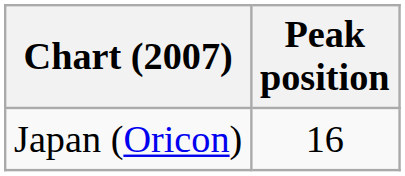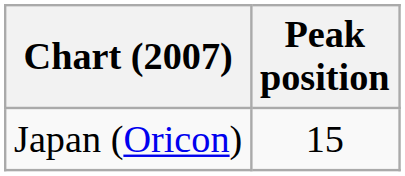(325, 138) 16 -> (325, 138) 15
